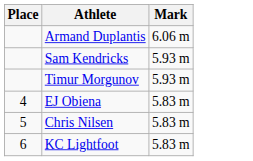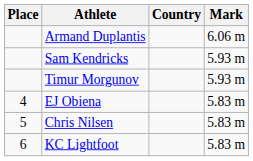+ column: (176, 15)
